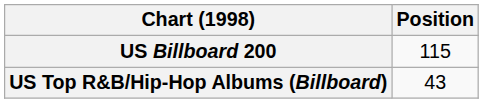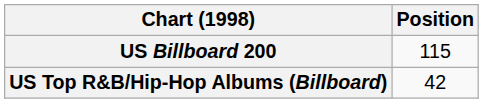(435, 82) 43 -> (435, 82) 42
